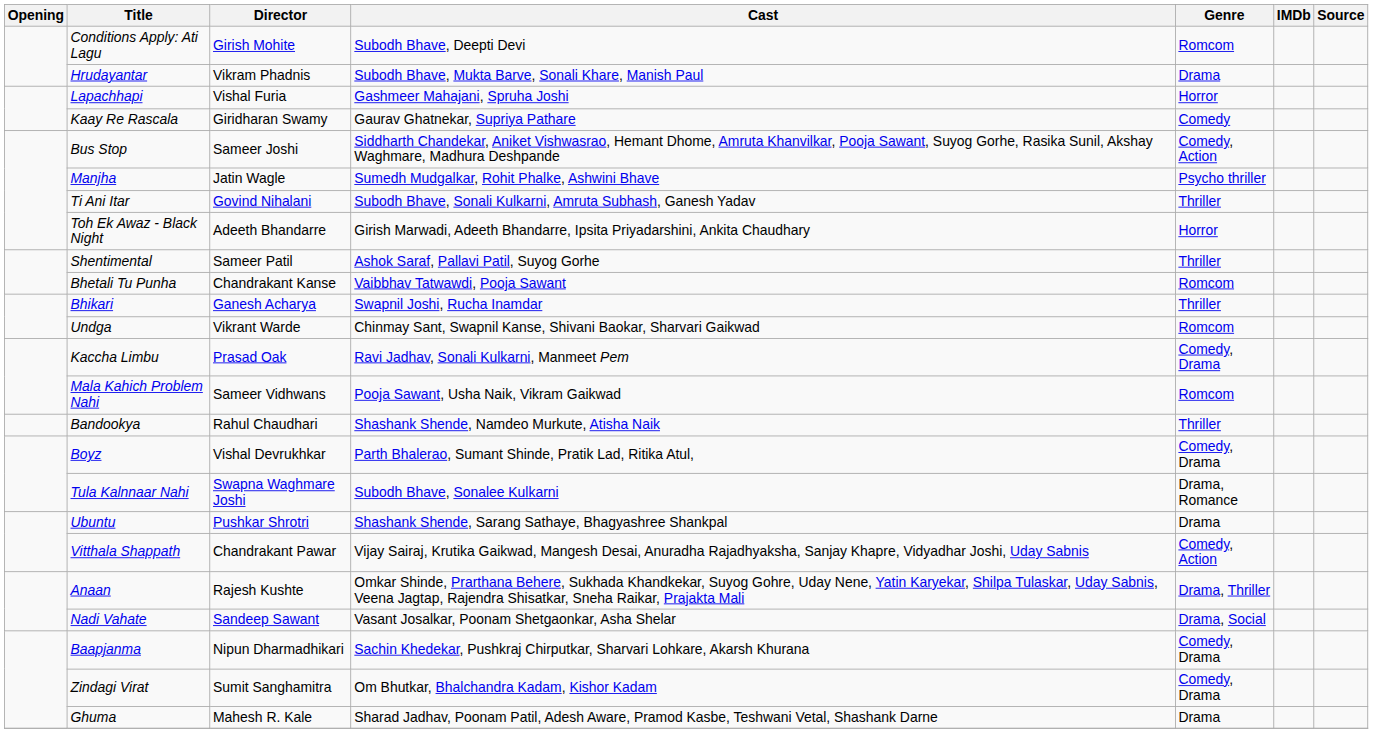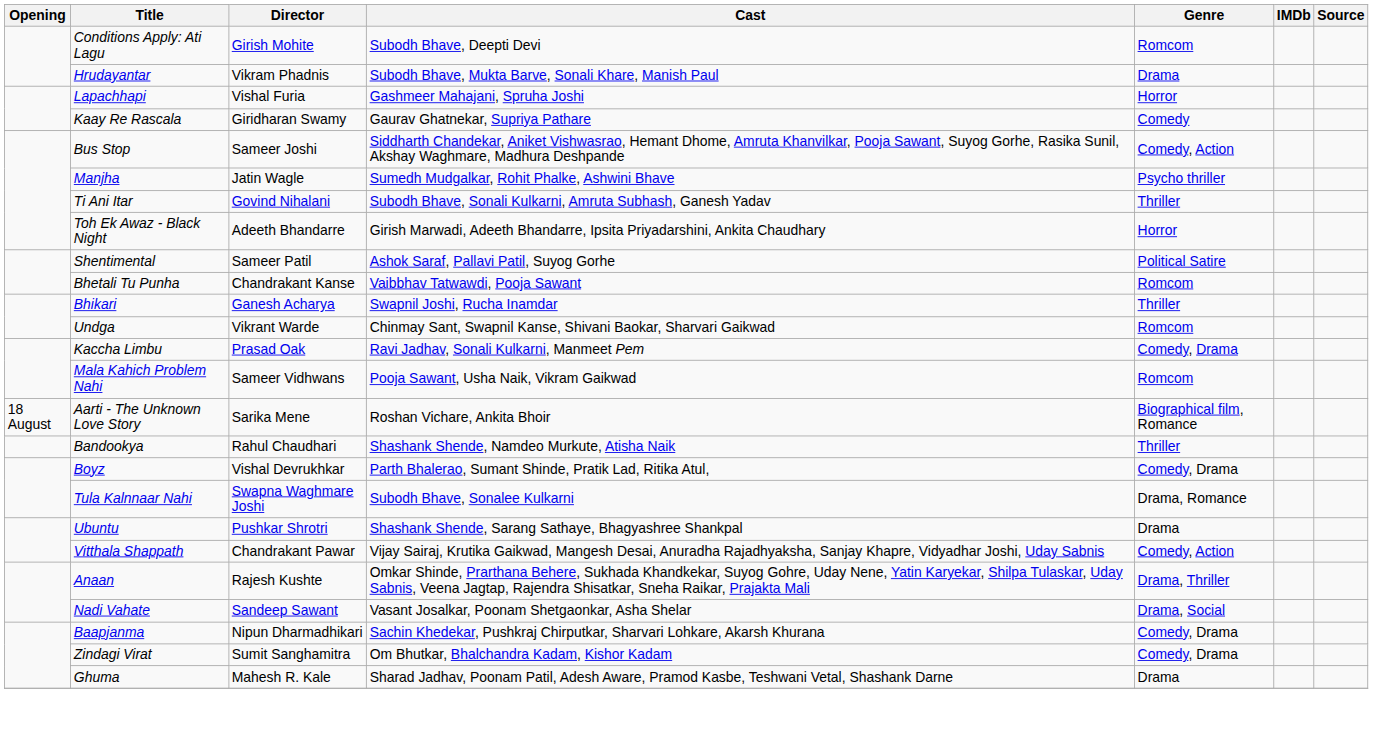(1200, 261) Thriller -> (1182, 261) Political Satire
+ row: (137, 417)
